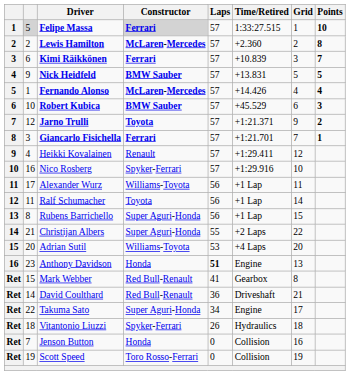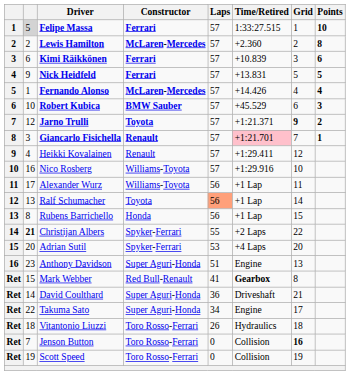(141, 27) lightgrey background -> (141, 27) no background
(320, 59) 7 -> (320, 59) 6
(154, 74) BMW Sauber -> (141, 74) Ferrari
(296, 121) normal -> (296, 121) bold
(141, 137) Ferrari -> (142, 137) Renault
(254, 137) no background -> (254, 137) pink background
(154, 169) Spyker-Ferrari -> (158, 169) Williams-Toyota
(30, 200) 11 -> (30, 200) 13
(215, 200) no background -> (215, 200) lightsalmon background
(163, 216) Super Aguri-Honda -> (138, 216) Honda
(30, 231) normal -> (30, 231) bold
(163, 231) Super Aguri-Honda -> (154, 231) Spyker-Ferrari
(158, 247) Williams-Toyota -> (154, 247) Spyker-Ferrari
(138, 263) Honda -> (163, 263) Super Aguri-Honda
(215, 263) bold -> (215, 263) normal
(251, 278) normal -> (252, 278) bold
(159, 294) Red Bull-Renault -> (163, 294) Super Aguri-Honda
(154, 326) Spyker-Ferrari -> (162, 326) Toro Rosso-Ferrari
(138, 341) Honda -> (162, 341) Toro Rosso-Ferrari
(298, 341) normal -> (298, 341) bold
